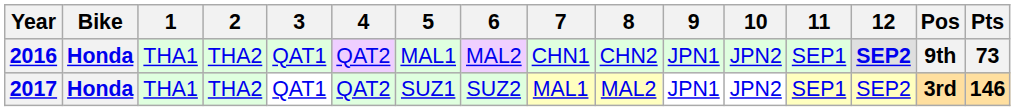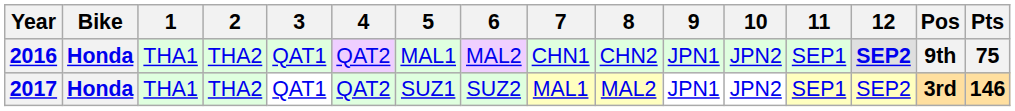(988, 56) 73 -> (988, 56) 75
